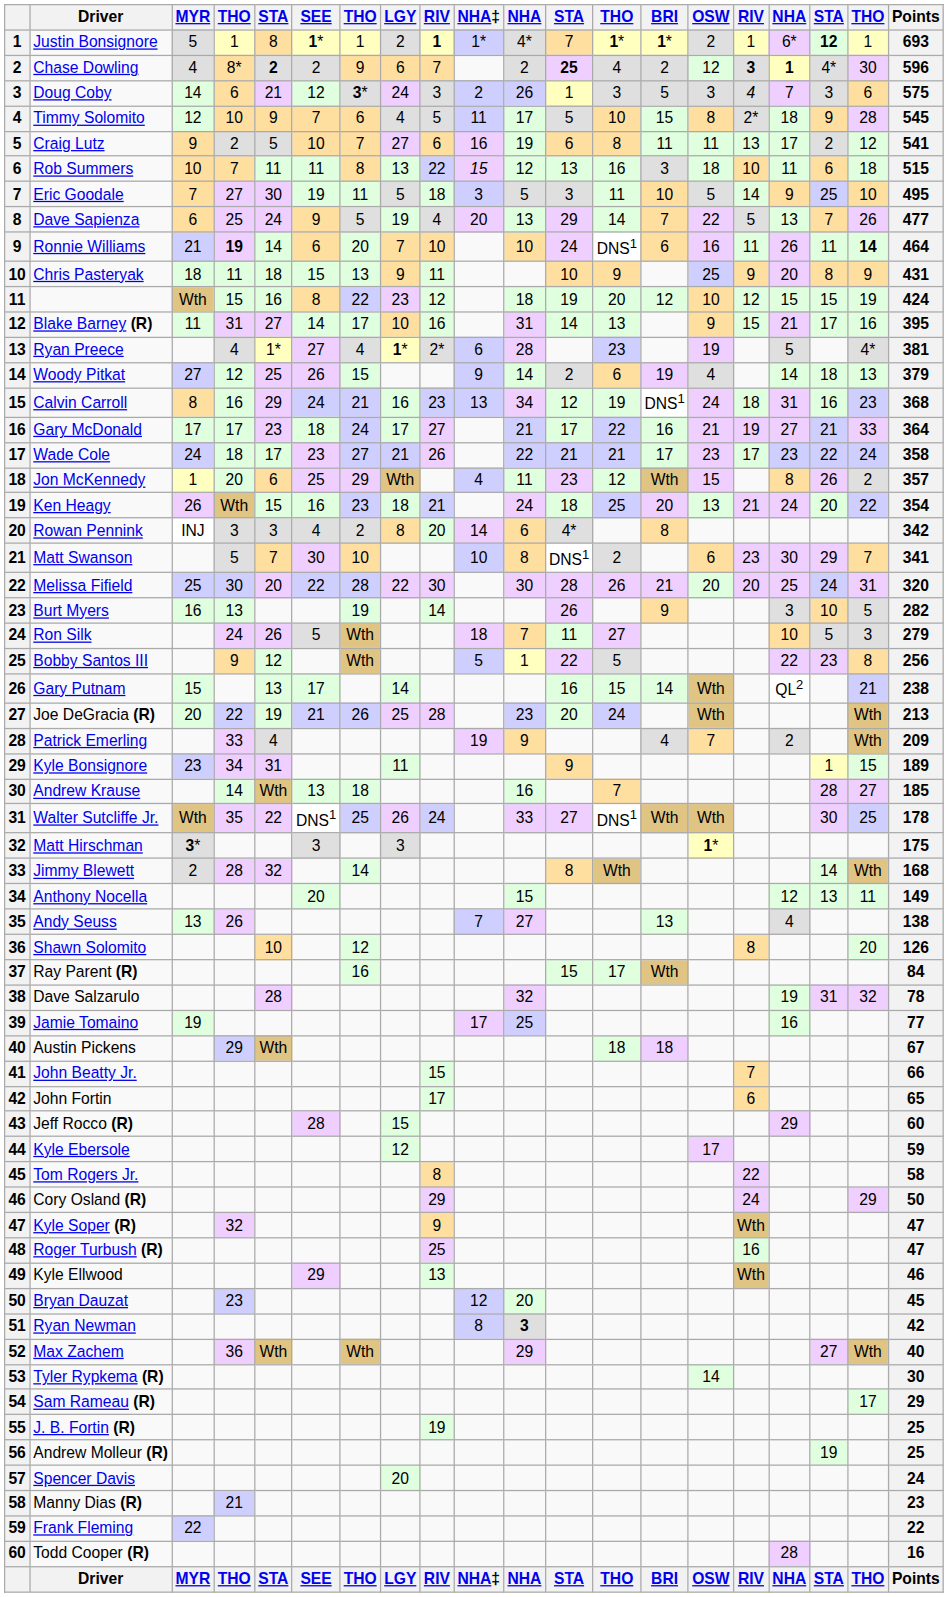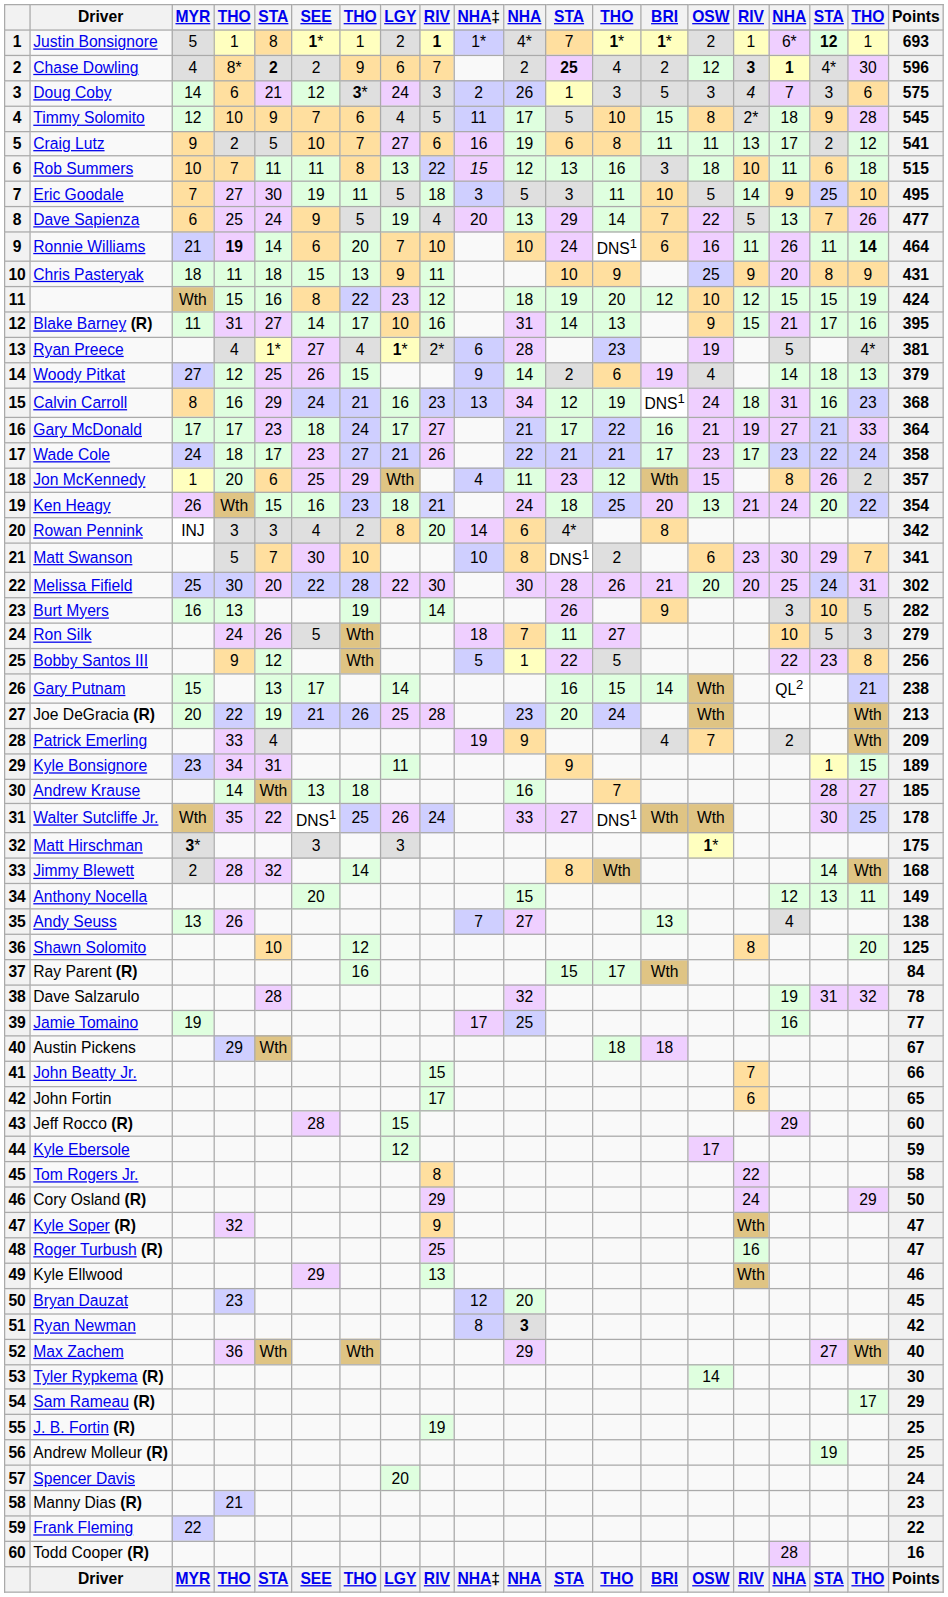(916, 586) 320 -> (916, 586) 302
(916, 947) 126 -> (916, 947) 125
